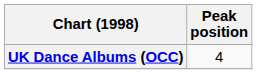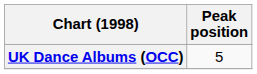(219, 56) 4 -> (219, 56) 5
